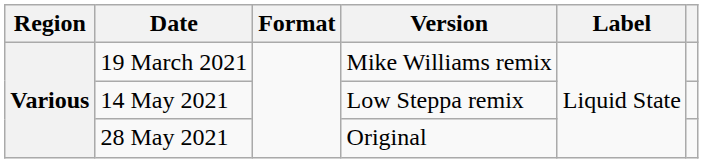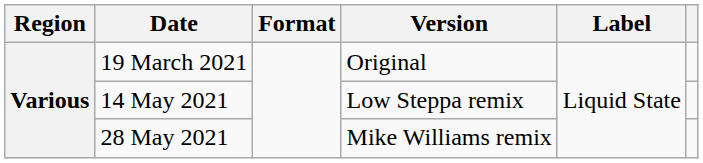(449, 61) Mike Williams remix -> (387, 61) Original
(387, 137) Original -> (449, 137) Mike Williams remix
